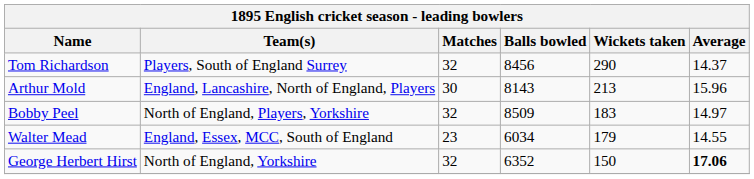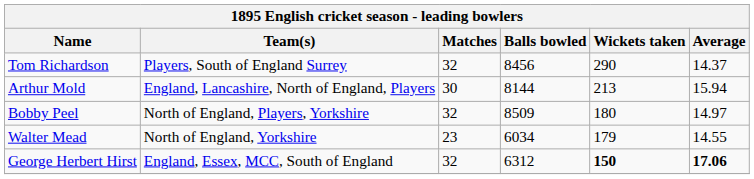(519, 88) 8143 -> (519, 88) 8144
(710, 88) 15.96 -> (710, 88) 15.94
(605, 112) 183 -> (605, 112) 180
(268, 137) England, Essex, MCC, South of England -> (230, 137) North of England, Yorkshire
(230, 161) North of England, Yorkshire -> (268, 161) England, Essex, MCC, South of England
(519, 161) 6352 -> (519, 161) 6312
(605, 161) normal -> (605, 161) bold
